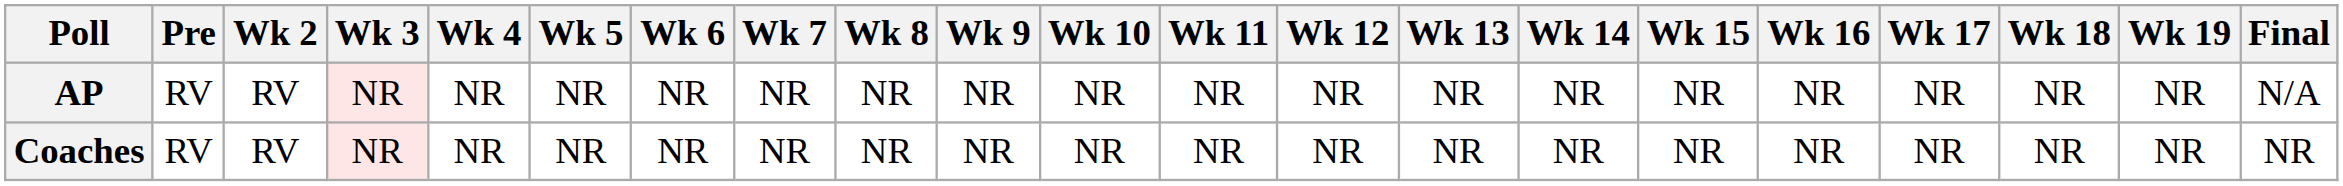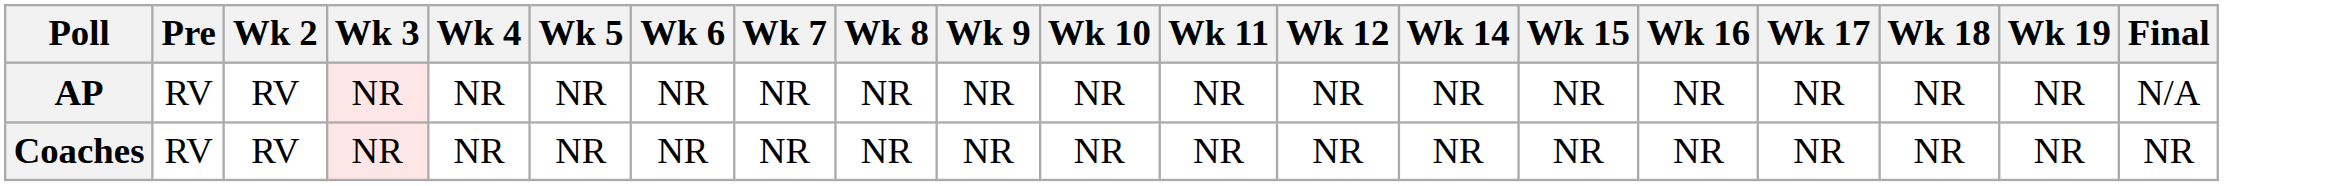- column: (1458, 33)
